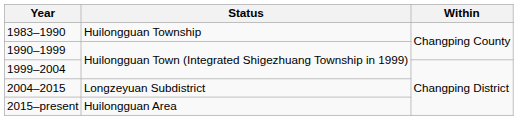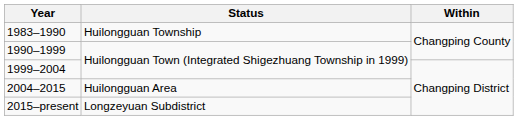(145, 87) Longzeyuan Subdistrict -> (130, 87) Huilongguan Area
(130, 106) Huilongguan Area -> (145, 106) Longzeyuan Subdistrict
